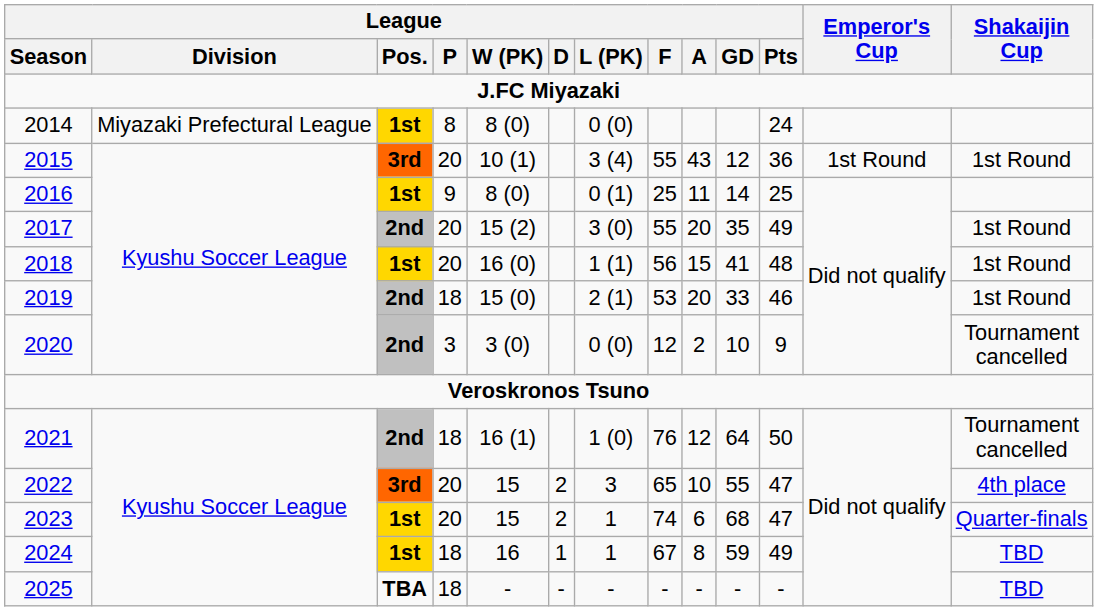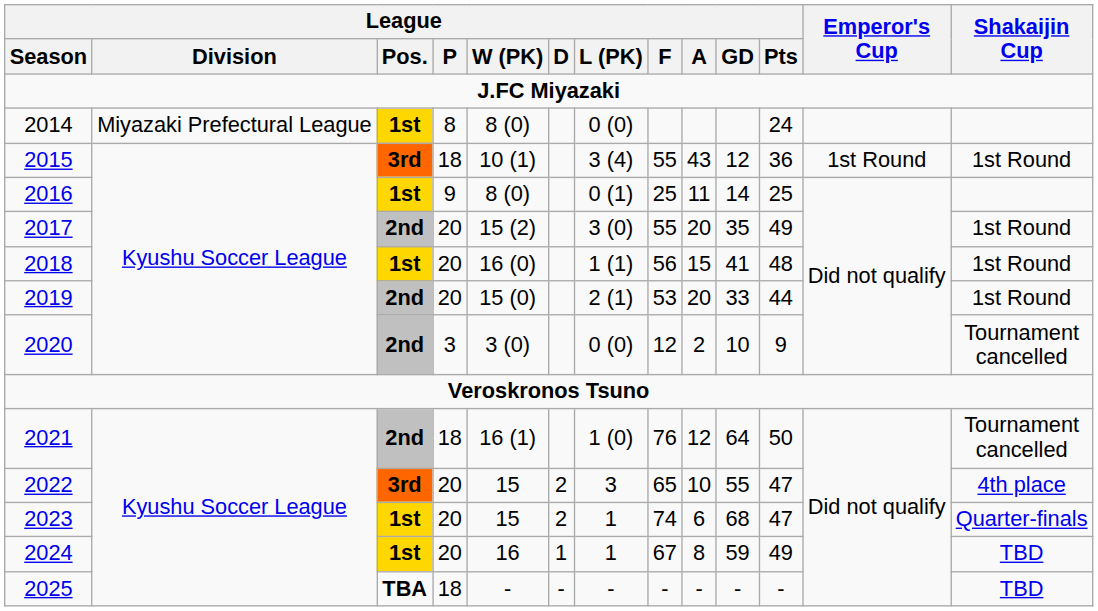(450, 159) 20 -> (450, 159) 18
(450, 297) 18 -> (450, 297) 20
(781, 297) 46 -> (781, 297) 44
(450, 553) 18 -> (450, 553) 20
